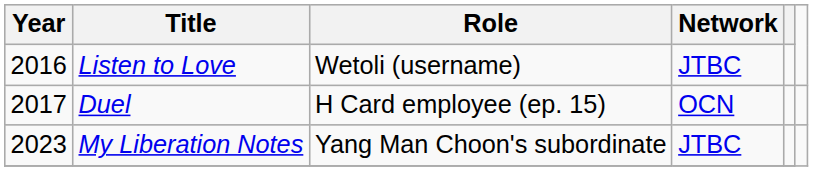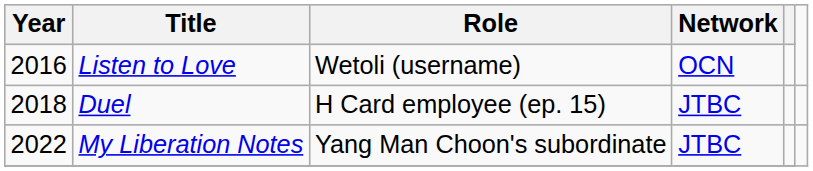(710, 64) JTBC -> (706, 64) OCN
(39, 104) 2017 -> (39, 104) 2018
(706, 104) OCN -> (710, 104) JTBC
(39, 144) 2023 -> (39, 144) 2022
